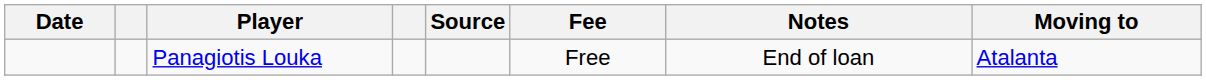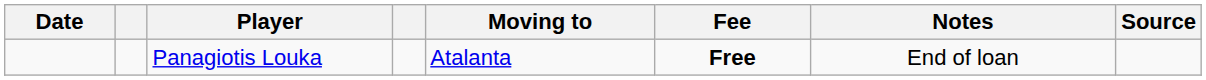columns swapped: (1086, 22) <-> (468, 22)
(588, 57) normal -> (732, 57) bold
